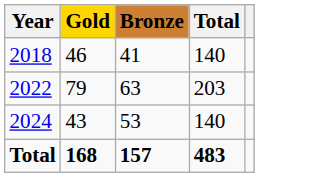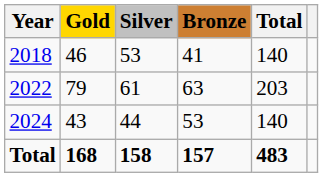+ column: (146, 21)
